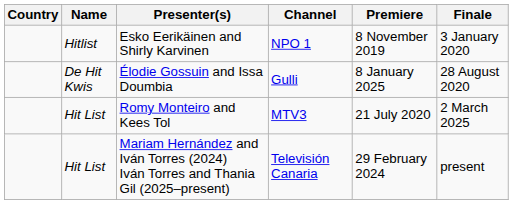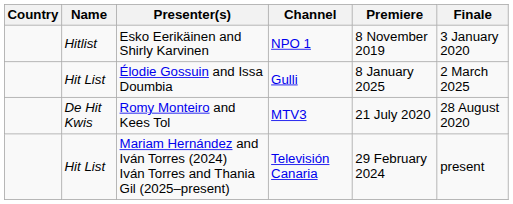(83, 79) De Hit Kwis -> (85, 79) Hit List
(470, 79) 28 August 2020 -> (464, 79) 2 March 2025
(85, 115) Hit List -> (83, 115) De Hit Kwis
(464, 115) 2 March 2025 -> (470, 115) 28 August 2020
